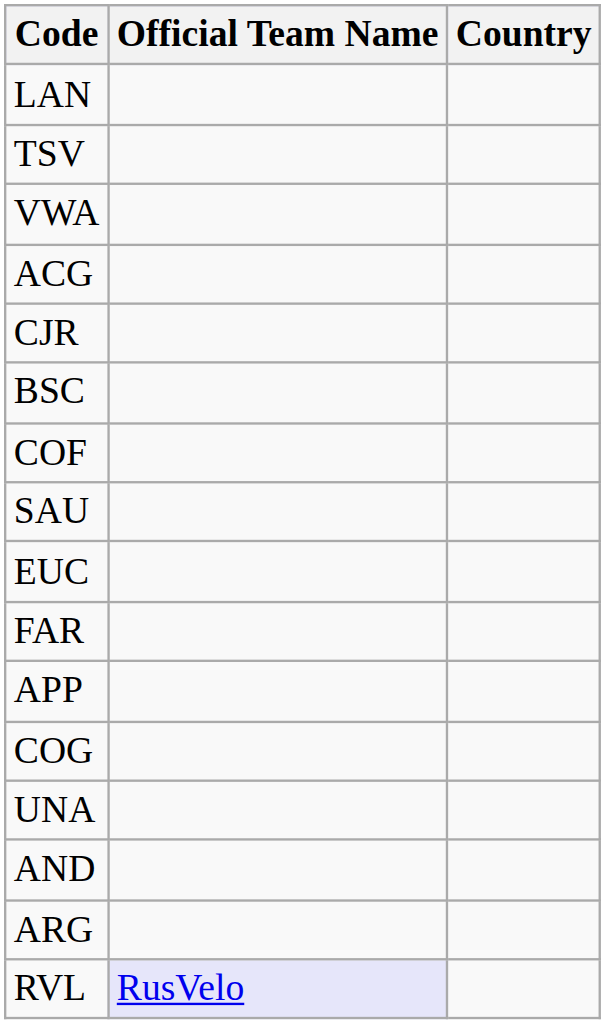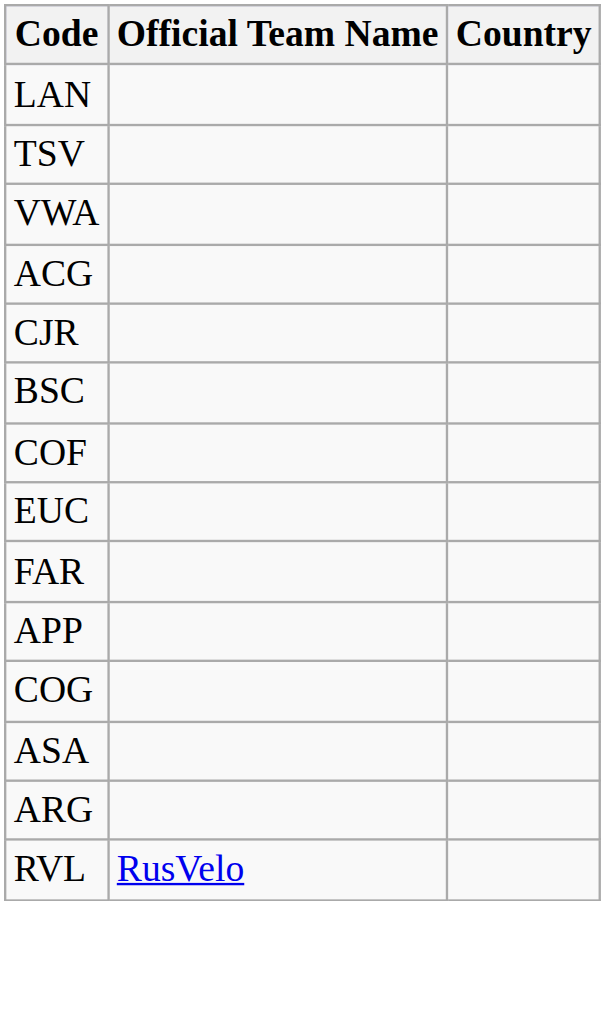- row: (51, 511)
- row: (55, 809)
+ row: (51, 749)
- row: (55, 869)
(181, 988) lavender background -> (181, 869) no background
